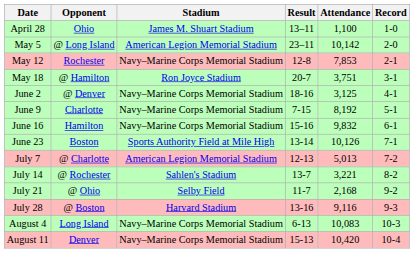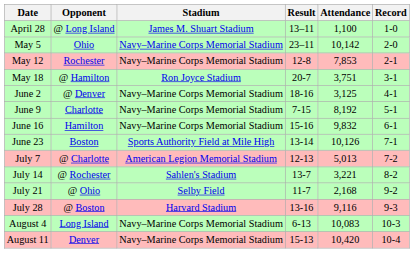(84, 28) Ohio -> (84, 28) @ Long Island
(84, 45) @ Long Island -> (84, 45) Ohio
(201, 45) American Legion Memorial Stadium -> (201, 45) Navy–Marine Corps Memorial Stadium
